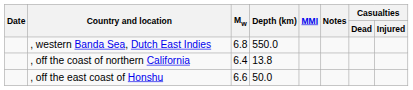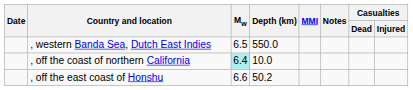(240, 45) 6.8 -> (240, 45) 6.5
(240, 61) no background -> (240, 61) paleturquoise background
(262, 61) 13.8 -> (262, 61) 10.0
(262, 77) 50.0 -> (262, 77) 50.2
